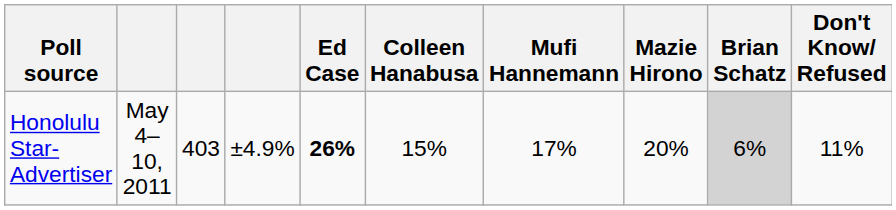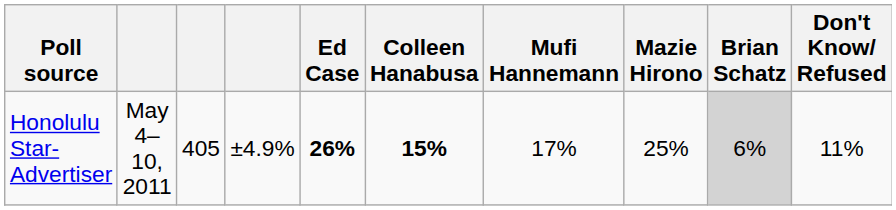(201, 148) 403 -> (201, 148) 405
(424, 148) normal -> (424, 148) bold
(666, 148) 20% -> (666, 148) 25%
